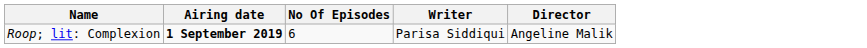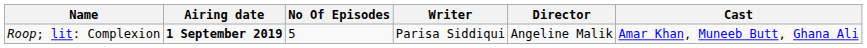+ column: (739, 14)
(292, 34) 6 -> (292, 34) 5
